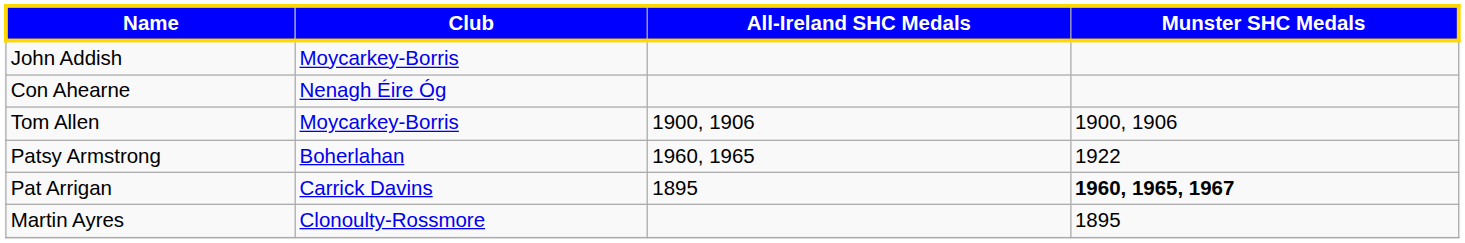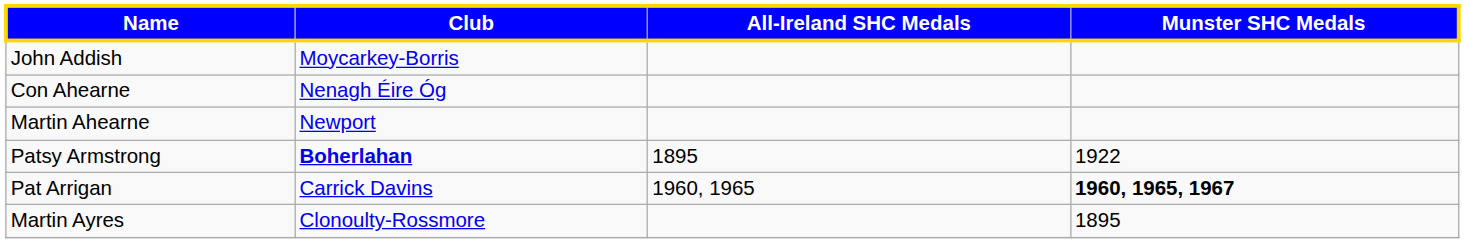+ row: (80, 123)
- row: (55, 123)
(352, 155) normal -> (356, 155) bold
(704, 155) 1960, 1965 -> (675, 155) 1895
(675, 188) 1895 -> (704, 188) 1960, 1965
